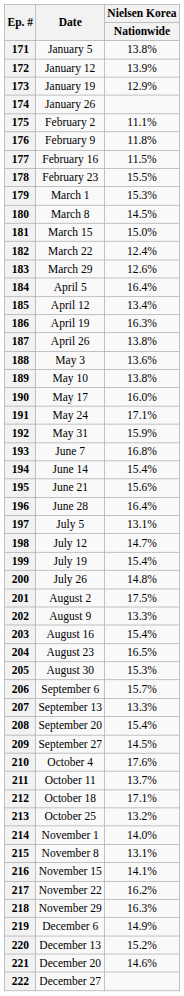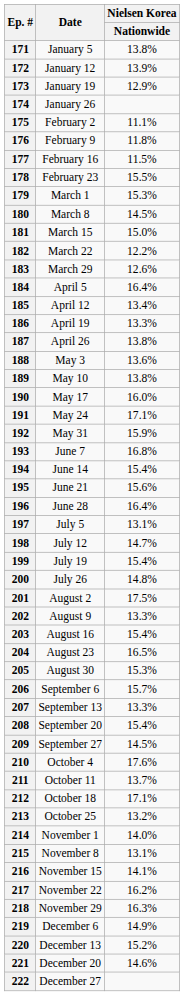(142, 250) 12.4% -> (142, 250) 12.2%
(142, 323) 16.3% -> (142, 323) 13.3%
